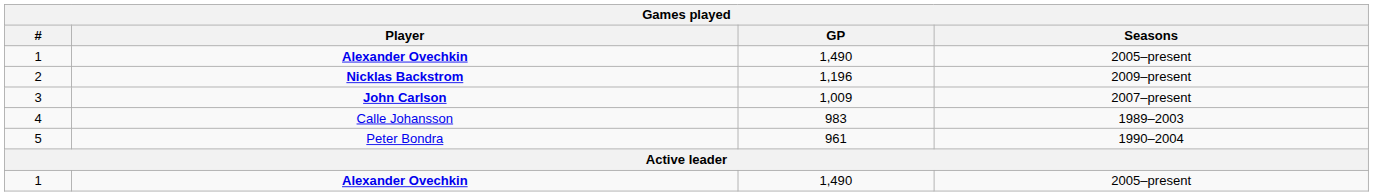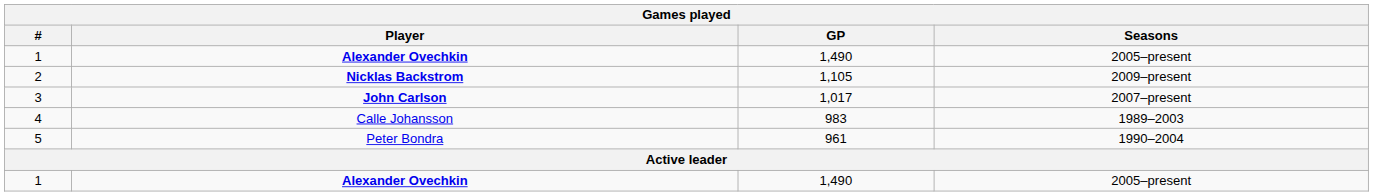(836, 77) 1,196 -> (836, 77) 1,105
(836, 98) 1,009 -> (836, 98) 1,017
